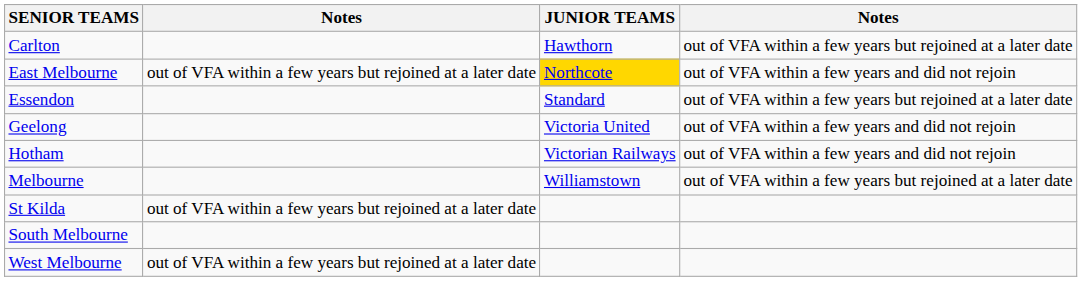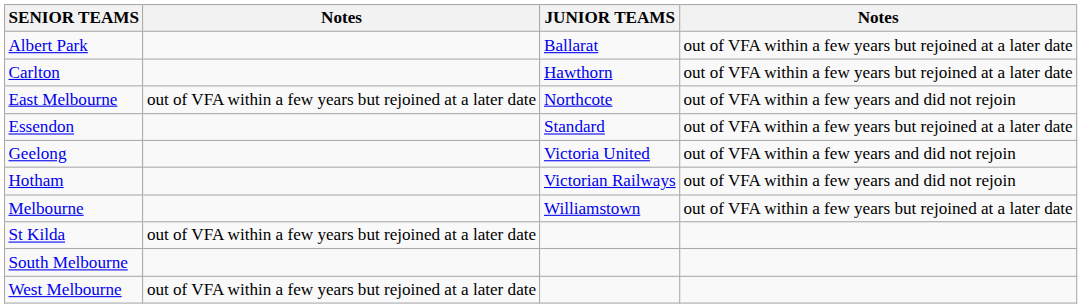+ row: (48, 45)
(578, 72) gold background -> (578, 99) no background
